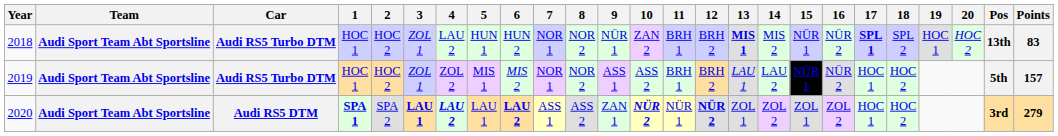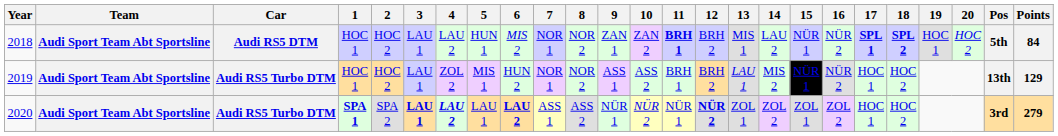(276, 42) Audi RS5 Turbo DTM -> (276, 42) Audi RS5 DTM
(420, 42) ZOL 1 -> (420, 42) LAU 1
(517, 42) HUN 2 -> (517, 42) MIS 2
(614, 42) NÜR 1 -> (614, 42) ZAN 1
(679, 42) normal -> (679, 42) bold
(743, 42) bold -> (743, 42) normal
(774, 42) MIS 2 -> (774, 42) LAU 2
(903, 42) normal -> (903, 42) bold
(999, 42) 13th -> (999, 42) 5th
(1033, 42) 83 -> (1033, 42) 84
(420, 77) ZOL 1 -> (420, 77) LAU 1
(517, 77) MIS 2 -> (517, 77) HUN 2
(774, 77) LAU 2 -> (774, 77) MIS 2
(999, 77) 5th -> (999, 77) 13th
(1033, 77) 157 -> (1033, 77) 129
(276, 113) Audi RS5 DTM -> (276, 113) Audi RS5 Turbo DTM
(614, 113) ZAN 1 -> (614, 113) NÜR 1
(647, 113) bold -> (646, 113) normal
